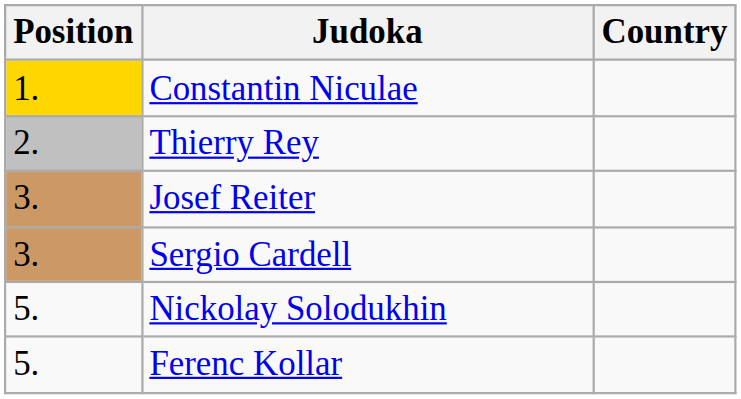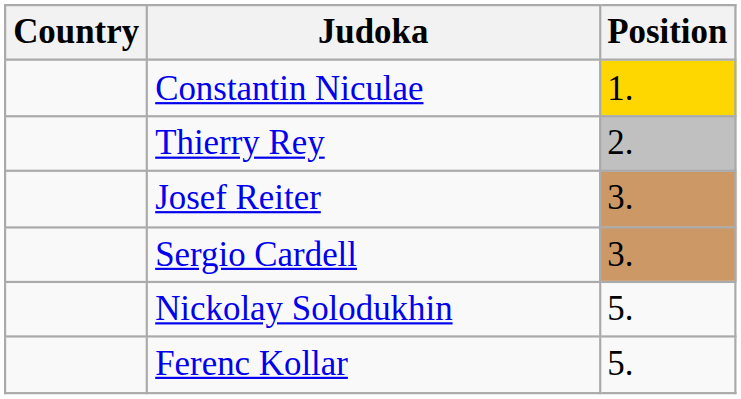columns swapped: (73, 32) <-> (664, 32)
